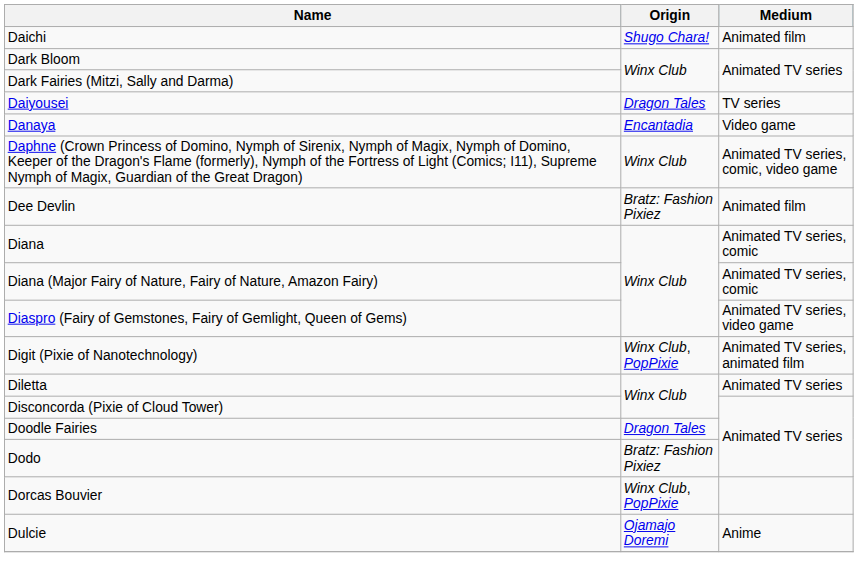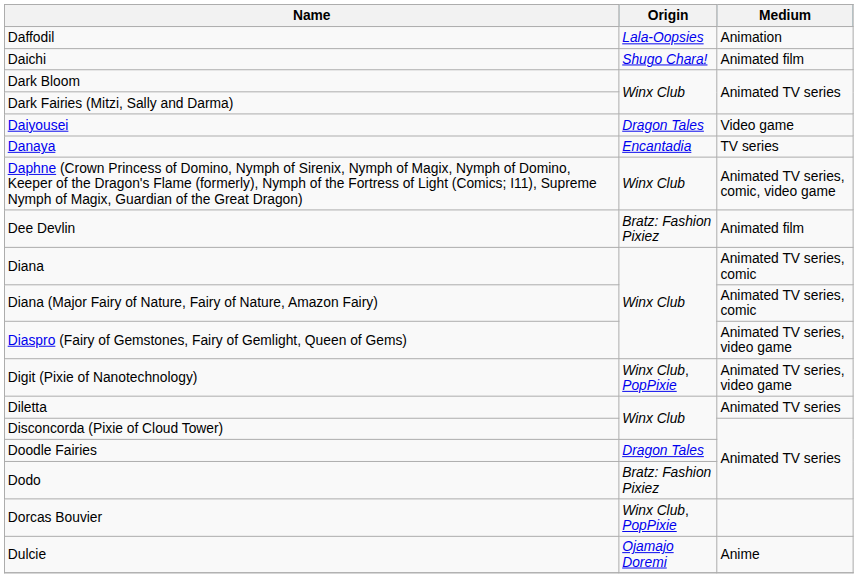+ row: (31, 38)
(751, 103) TV series -> (757, 125) Video game
(759, 125) Video game -> (750, 147) TV series
(784, 356) Animated TV series, animated film -> (782, 378) Animated TV series, video game
